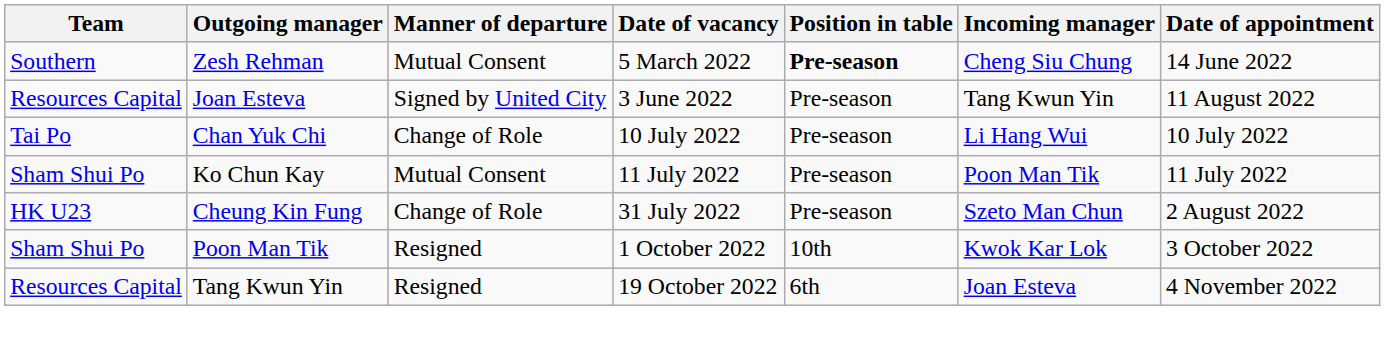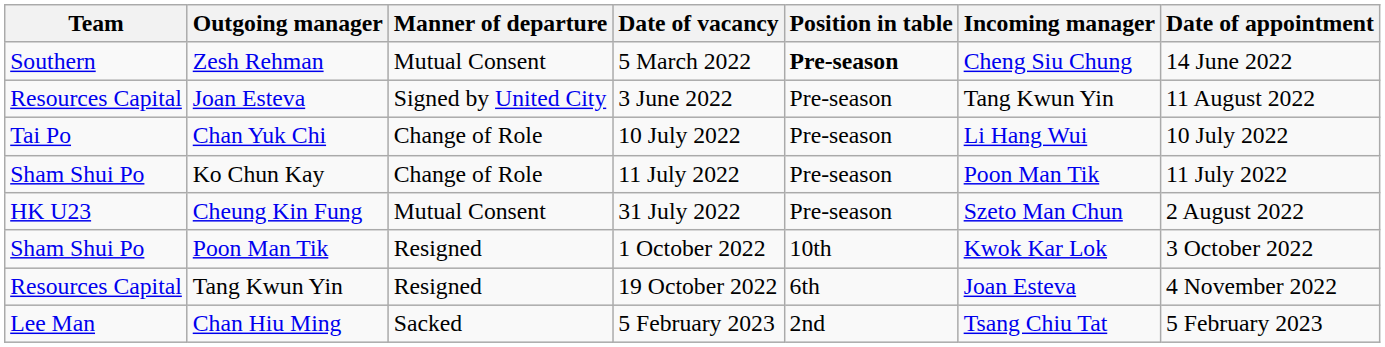(470, 173) Mutual Consent -> (468, 173) Change of Role
(468, 211) Change of Role -> (470, 211) Mutual Consent
+ row: (267, 323)
